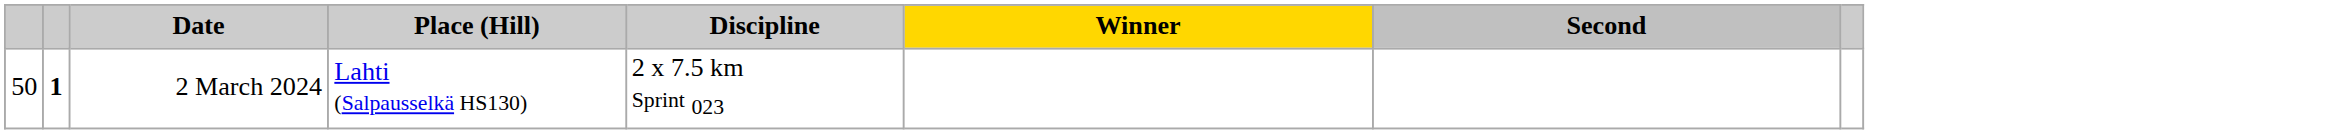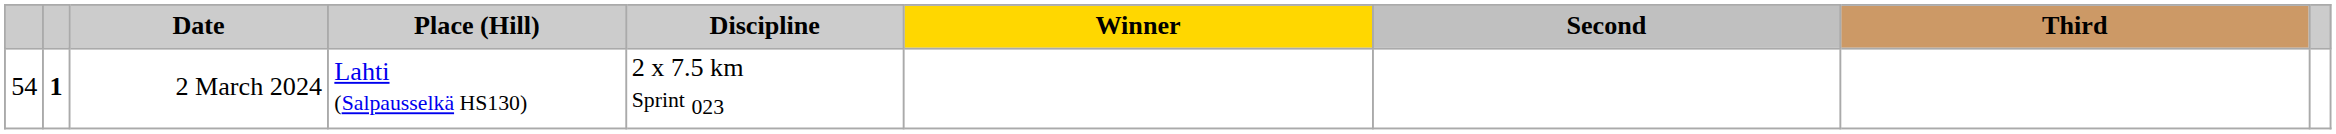+ column: (2075, 25)
(24, 87) 50 -> (24, 87) 54
